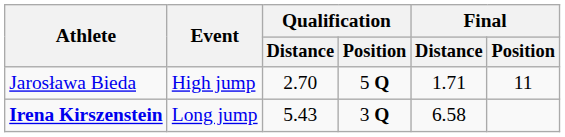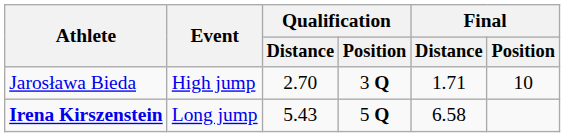(375, 83) 5 Q -> (375, 83) 3 Q
(523, 83) 11 -> (523, 83) 10
(375, 115) 3 Q -> (375, 115) 5 Q
